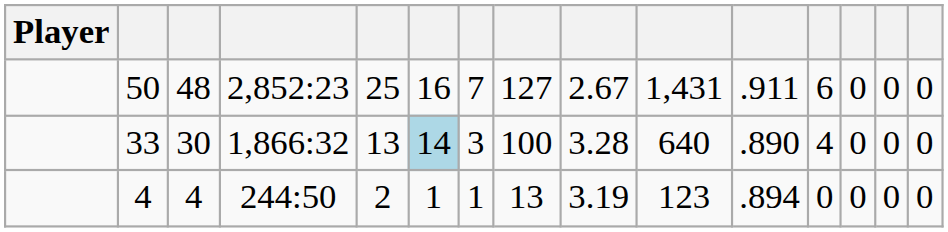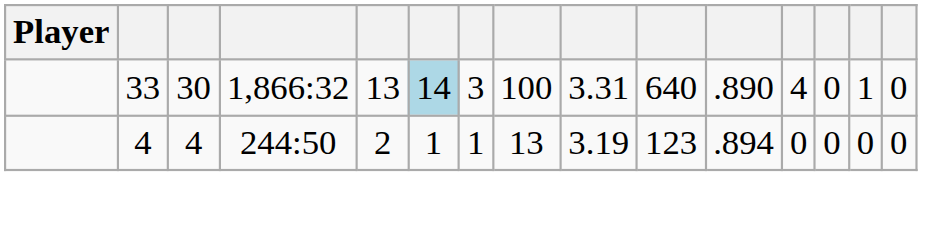- row: (143, 87)
(599, 142) 3.28 -> (599, 87) 3.31
(891, 142) 0 -> (865, 87) 1
